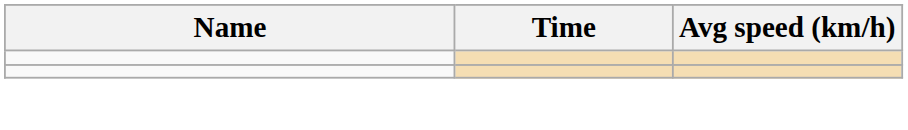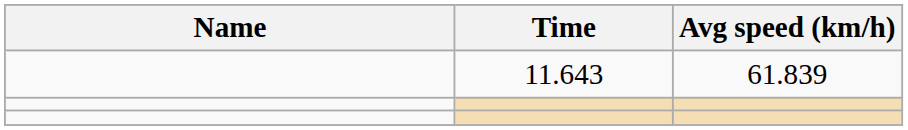+ row: (564, 73)
